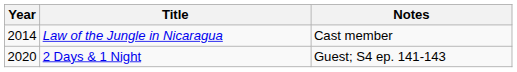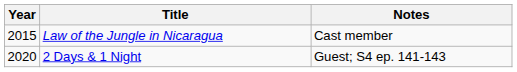(22, 35) 2014 -> (22, 35) 2015
